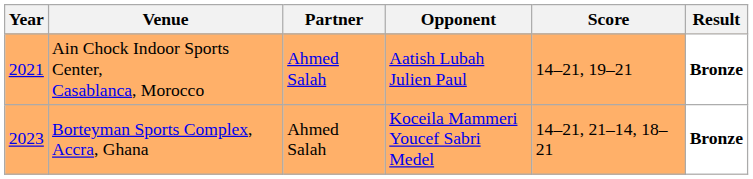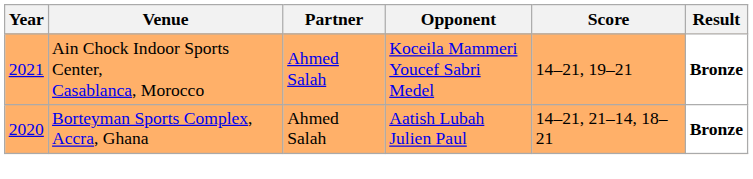(437, 69) Aatish Lubah Julien Paul -> (453, 69) Koceila Mammeri Youcef Sabri Medel
(26, 139) 2023 -> (26, 129) 2020
(453, 139) Koceila Mammeri Youcef Sabri Medel -> (437, 129) Aatish Lubah Julien Paul
